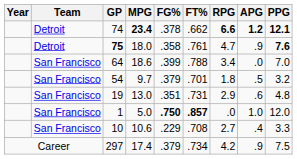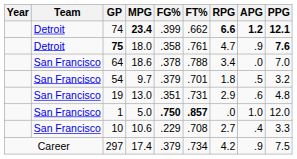(170, 29) .378 -> (170, 29) .399
(170, 63) .399 -> (170, 63) .378
